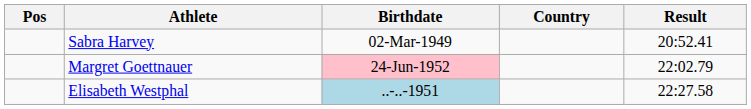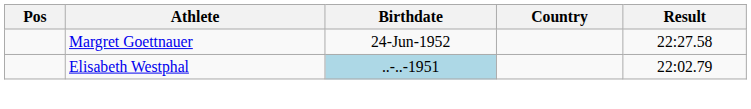- row: (111, 41)
(410, 66) pink background -> (411, 41) no background
(685, 66) 22:02.79 -> (685, 41) 22:27.58
(685, 91) 22:27.58 -> (685, 66) 22:02.79
